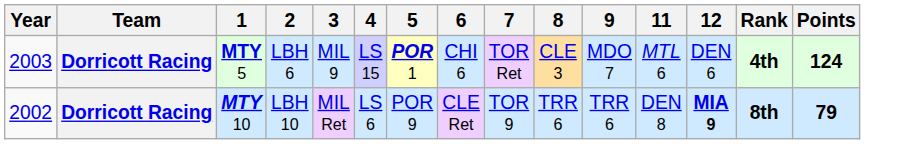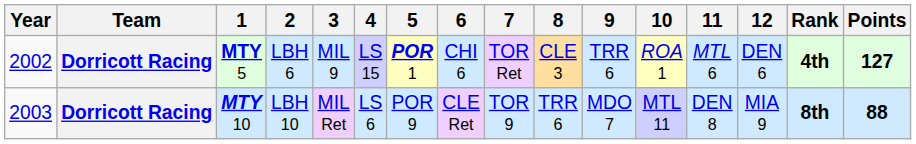+ column: (662, 20)
(31, 62) 2003 -> (31, 62) 2002
(609, 62) MDO 7 -> (609, 62) TRR 6
(826, 62) 124 -> (877, 62) 127
(31, 113) 2002 -> (31, 113) 2003
(609, 113) TRR 6 -> (609, 113) MDO 7
(711, 113) bold -> (762, 113) normal
(826, 113) 79 -> (877, 113) 88
